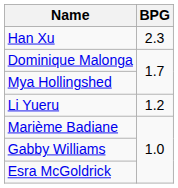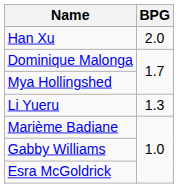(155, 37) 2.3 -> (155, 37) 2.0
(155, 104) 1.2 -> (155, 104) 1.3
